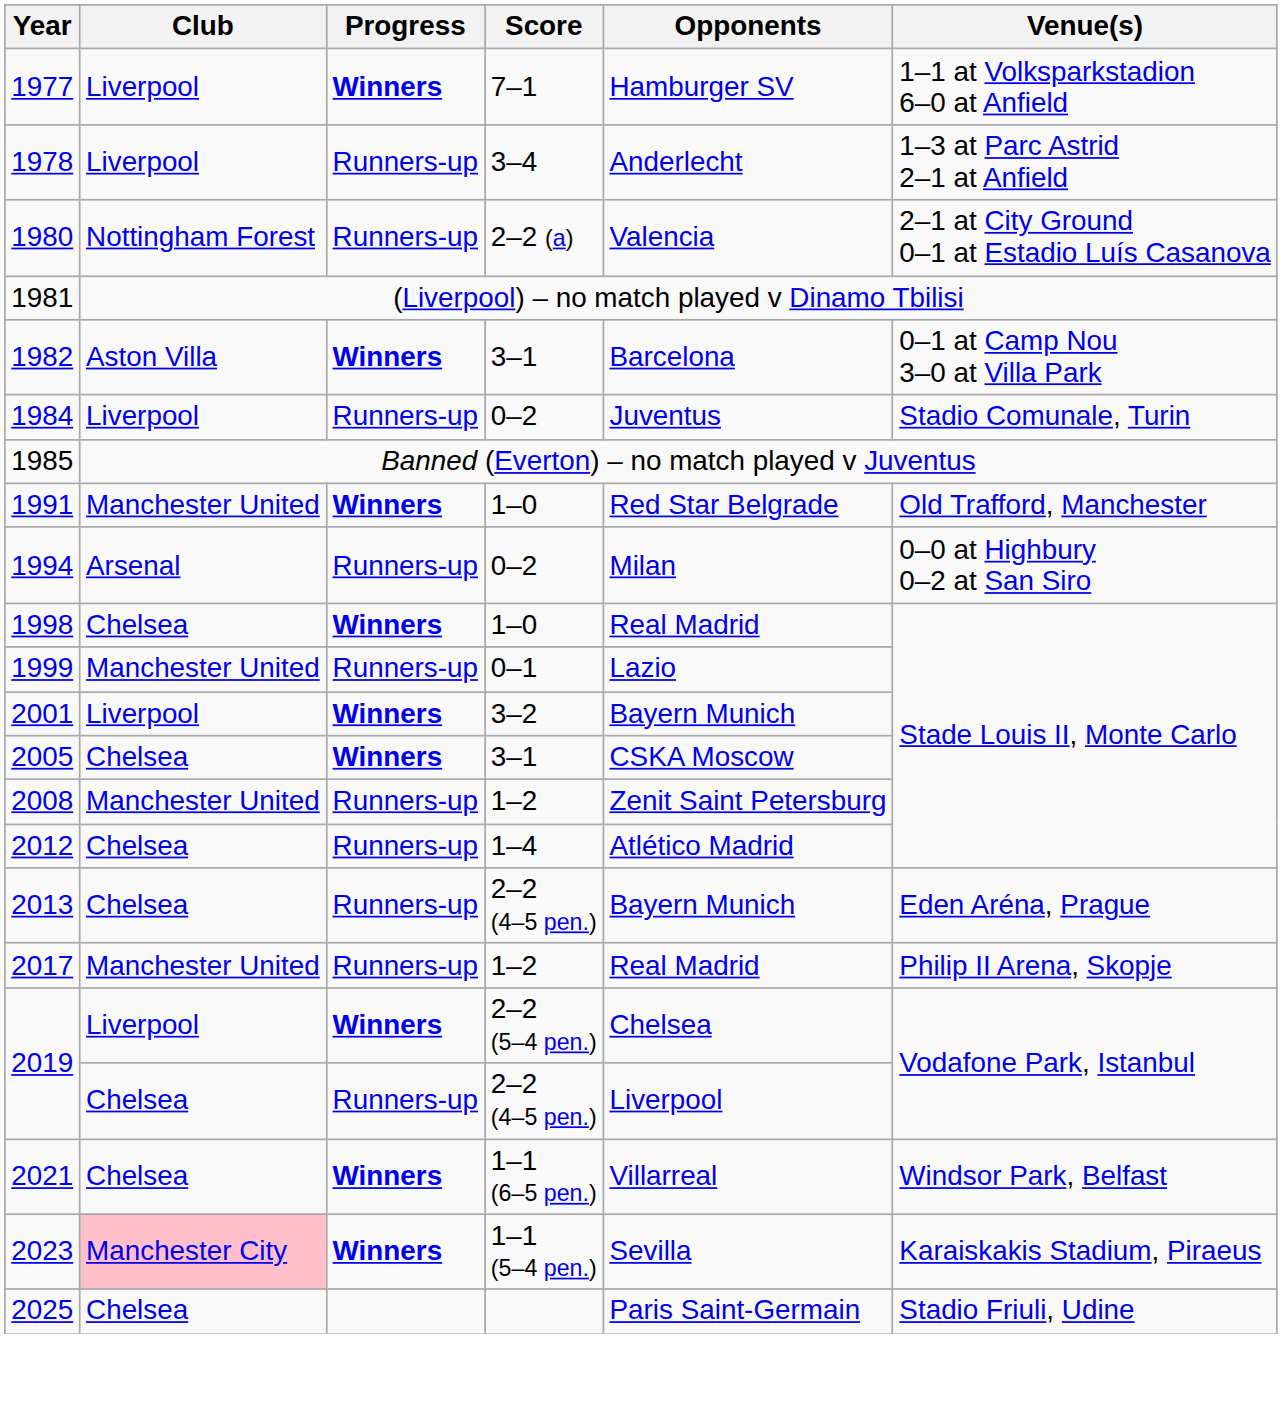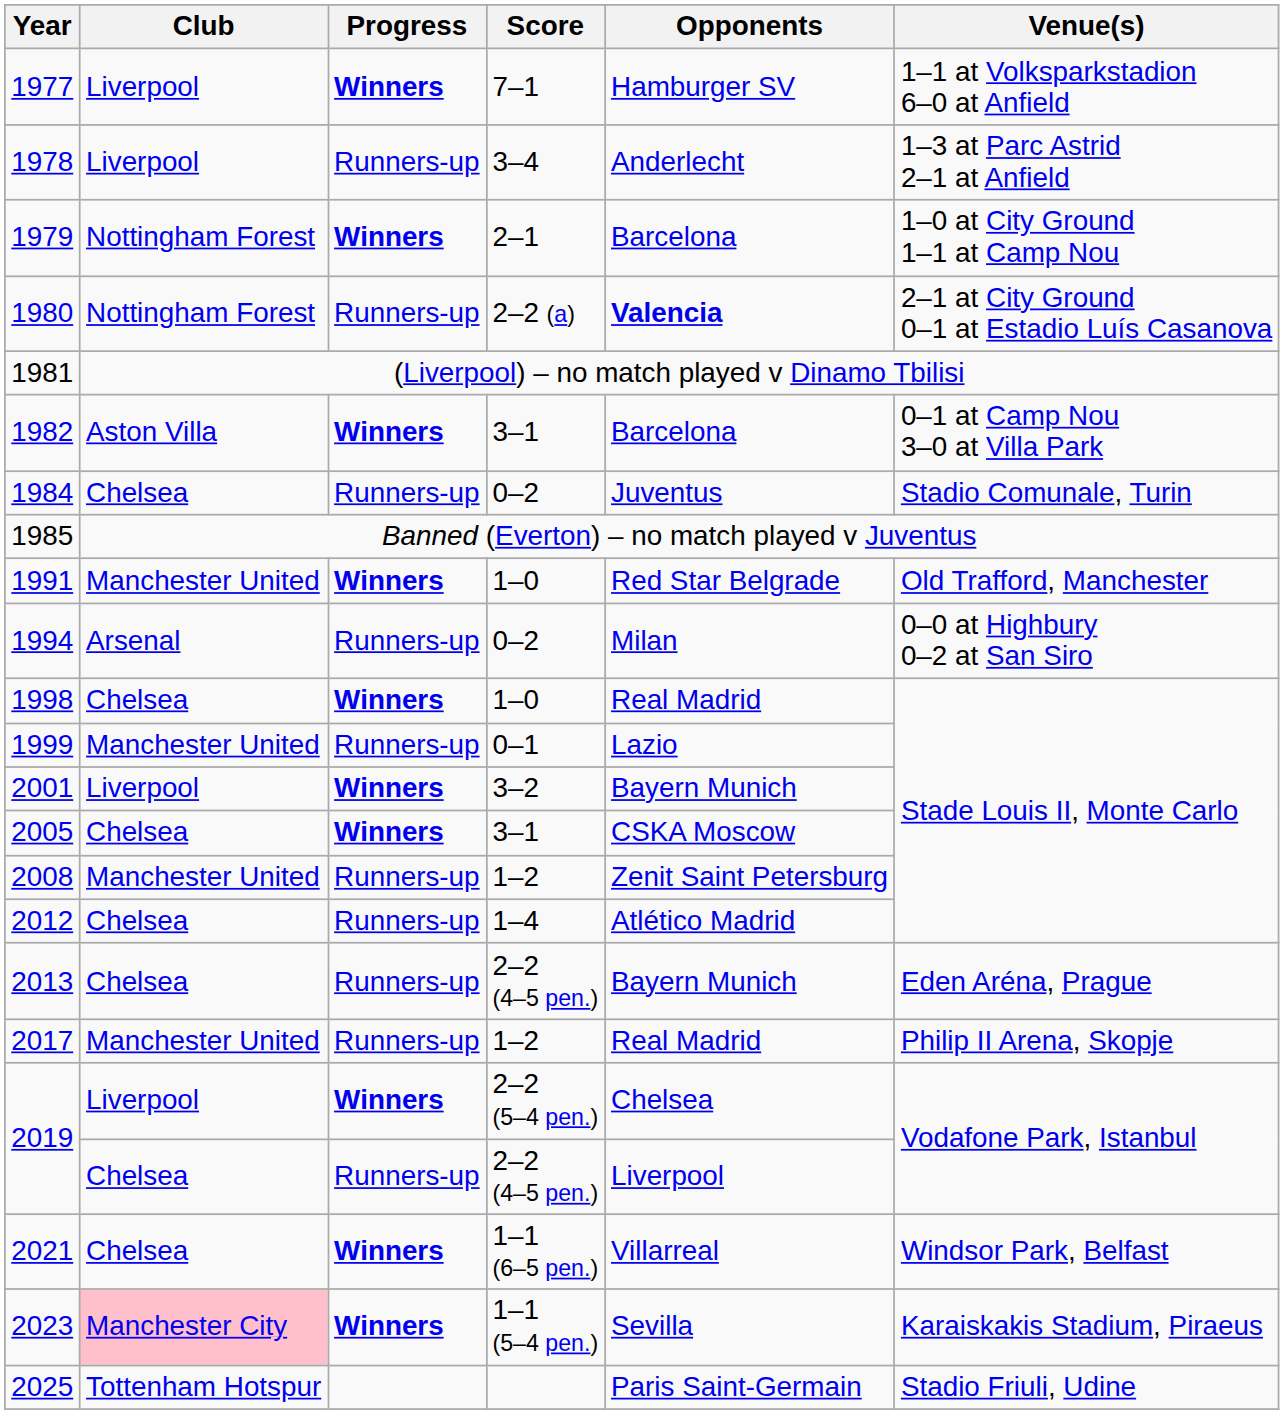+ row: (42, 237)
(662, 237) normal -> (667, 312) bold
(143, 416) Liverpool -> (137, 492) Chelsea
(137, 1311) Chelsea -> (204, 1386) Tottenham Hotspur
